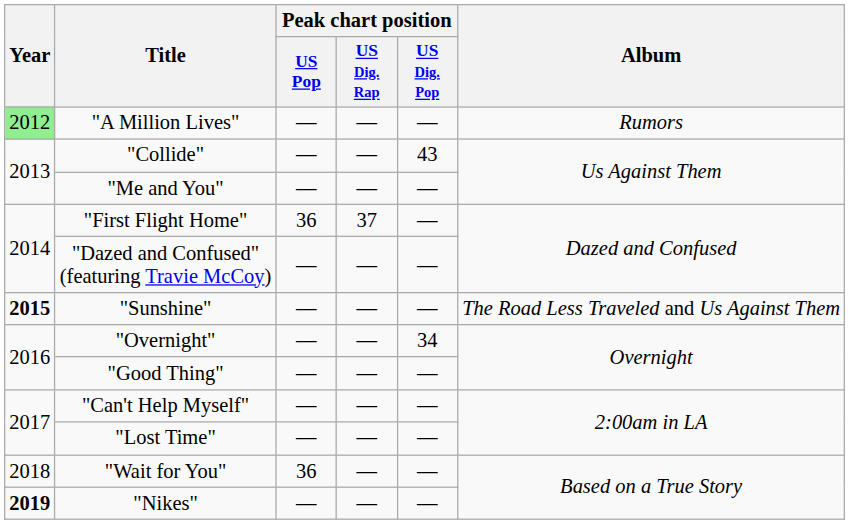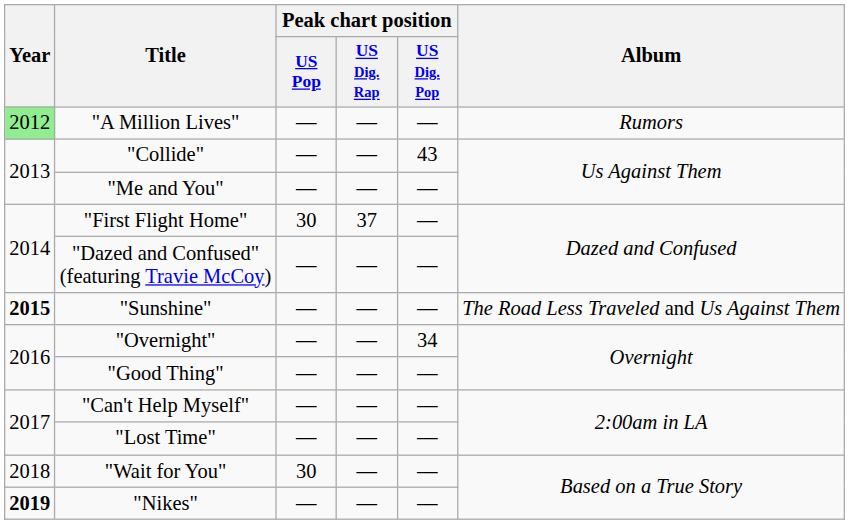(306, 220) 36 -> (306, 220) 30
(306, 470) 36 -> (306, 470) 30
